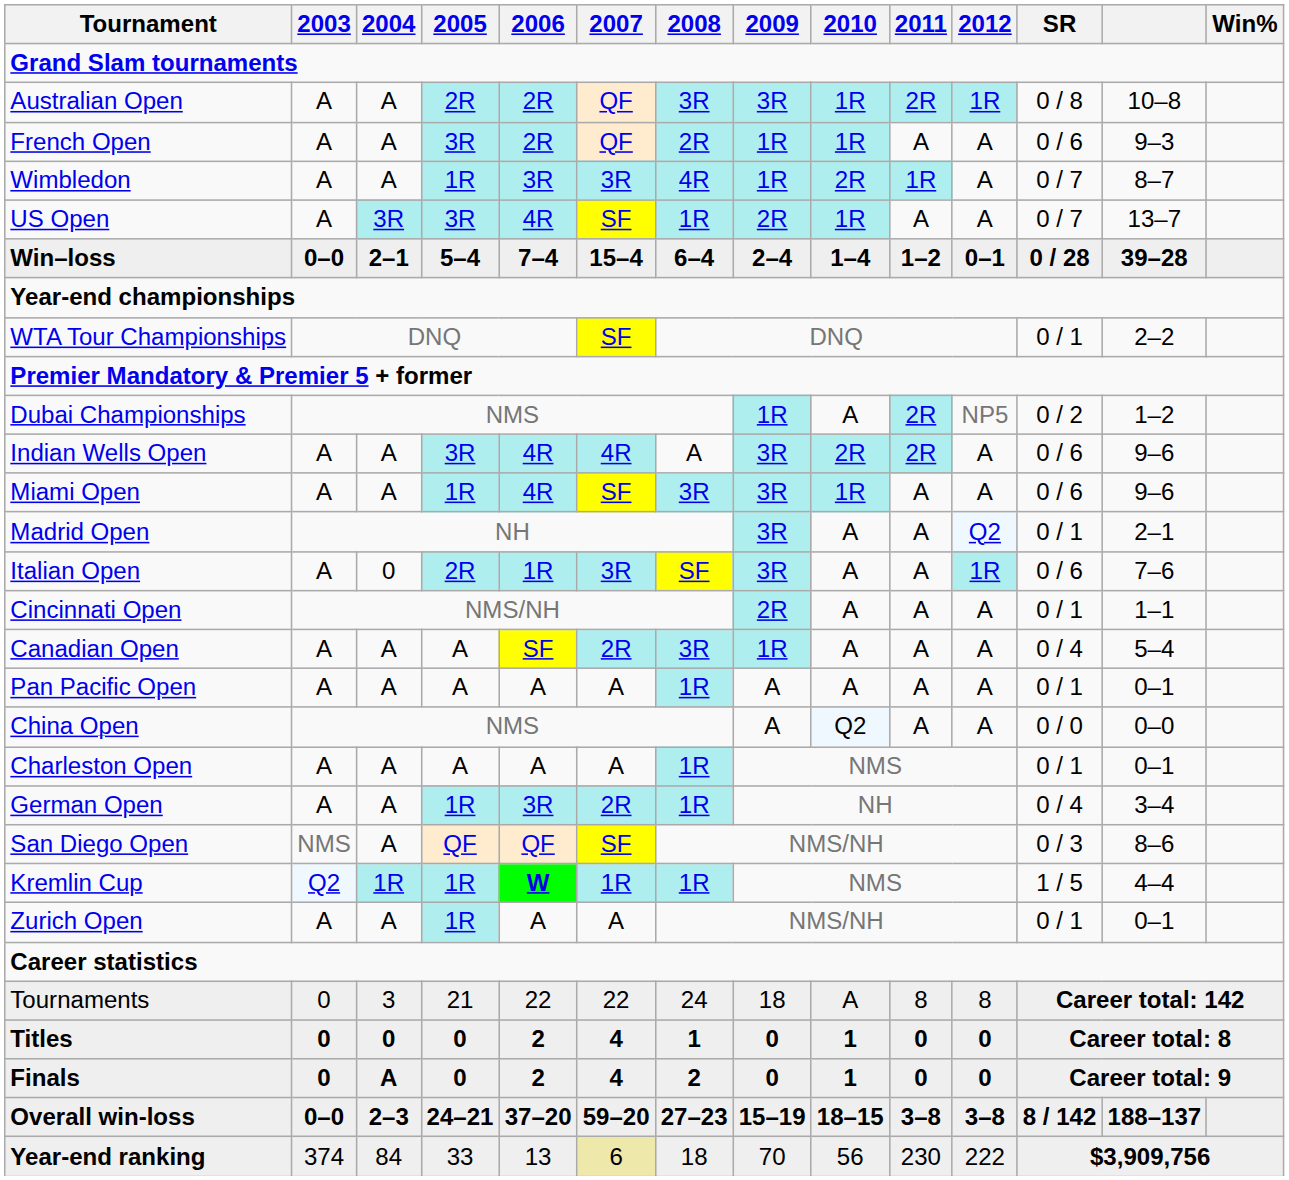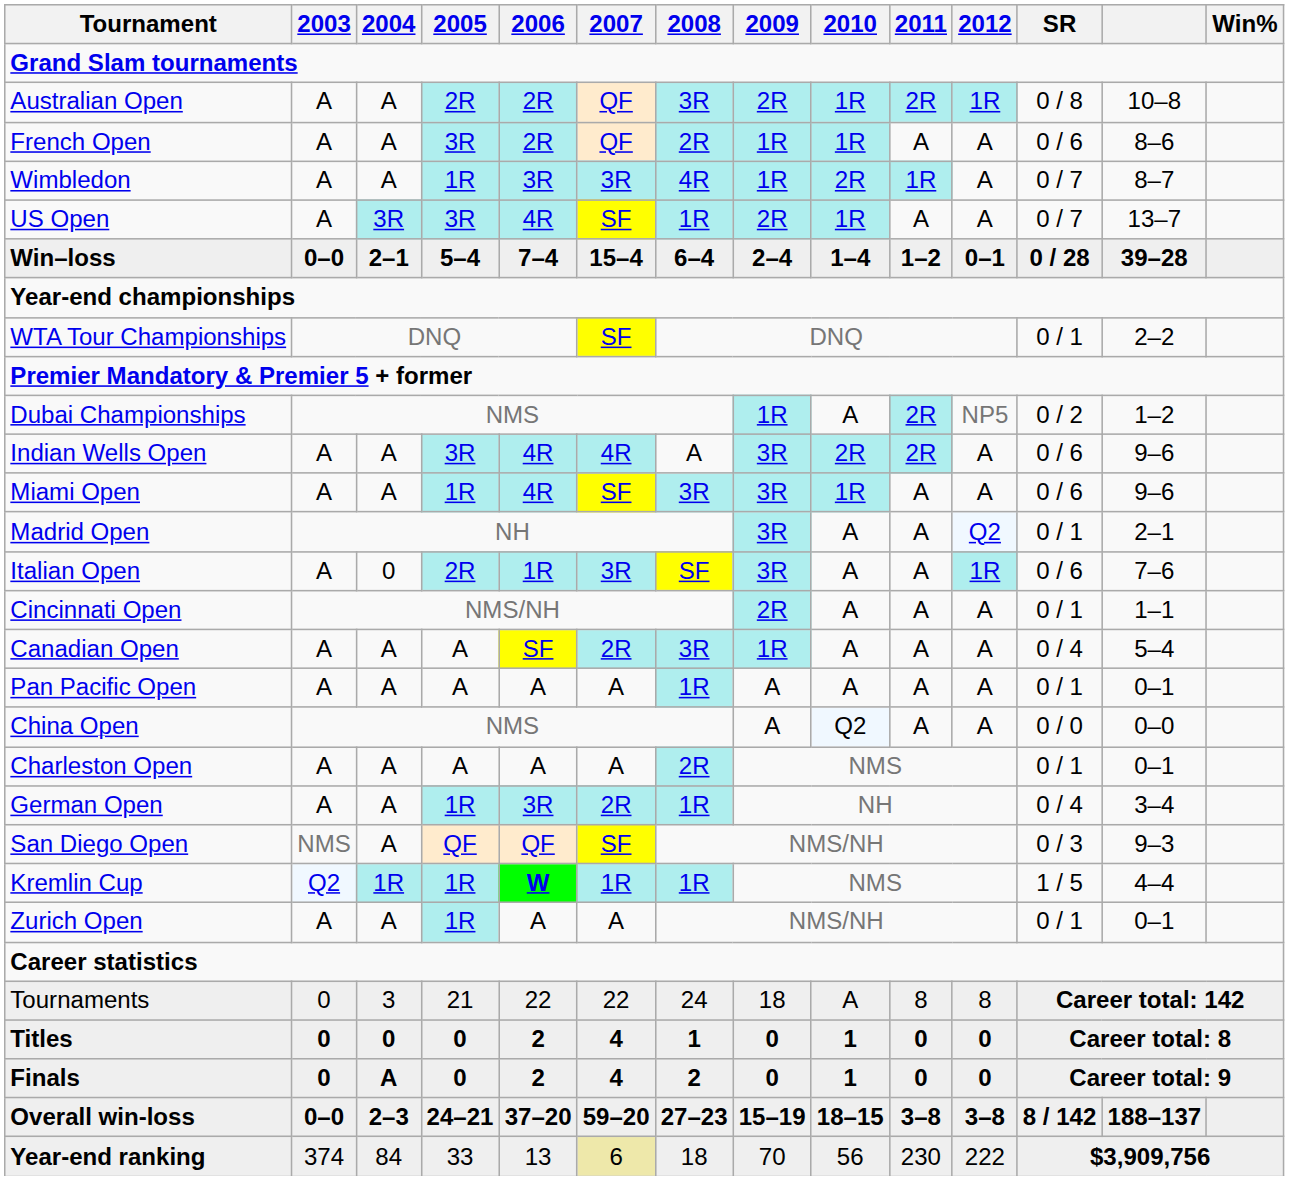(772, 101) 3R -> (772, 101) 2R
(1154, 140) 9–3 -> (1154, 140) 8–6
(694, 765) 1R -> (694, 765) 2R
(1154, 843) 8–6 -> (1154, 843) 9–3
